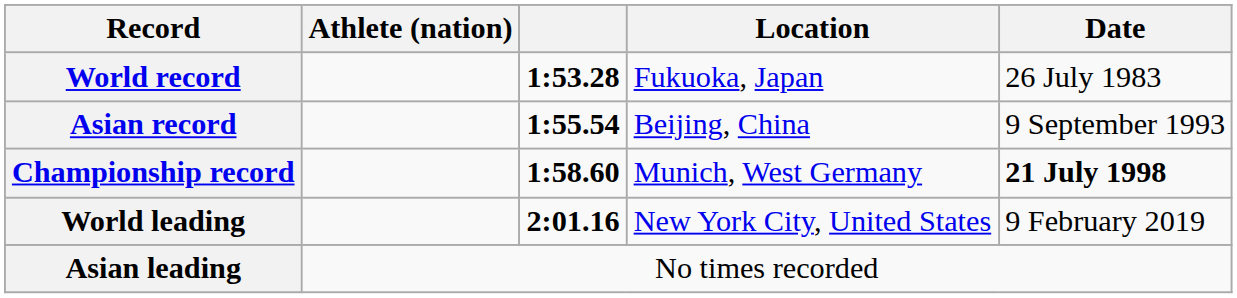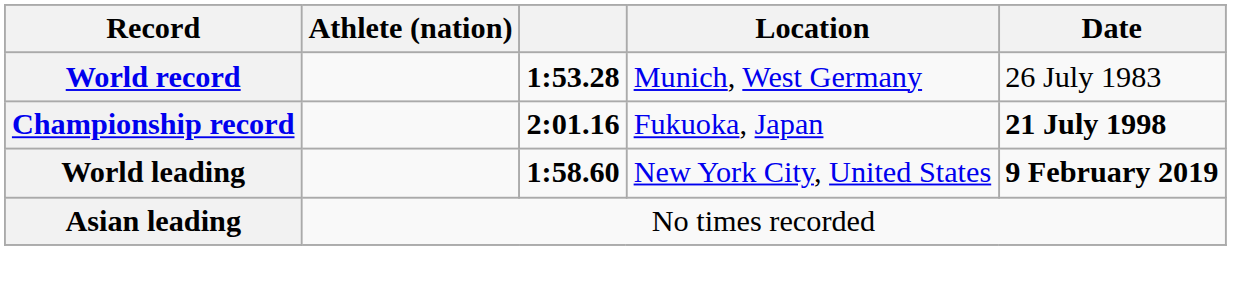(729, 76) Fukuoka, Japan -> (778, 76) Munich, West Germany
- row: (153, 124)
(573, 172) 1:58.60 -> (573, 124) 2:01.16
(778, 172) Munich, West Germany -> (729, 124) Fukuoka, Japan
(573, 220) 2:01.16 -> (573, 172) 1:58.60
(1105, 220) normal -> (1112, 172) bold
